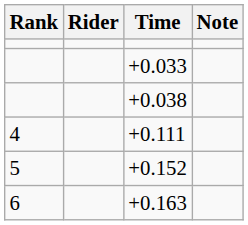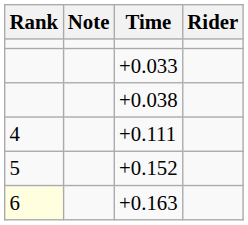columns swapped: (93, 21) <-> (217, 21)
(15, 203) no background -> (15, 203) lightyellow background
